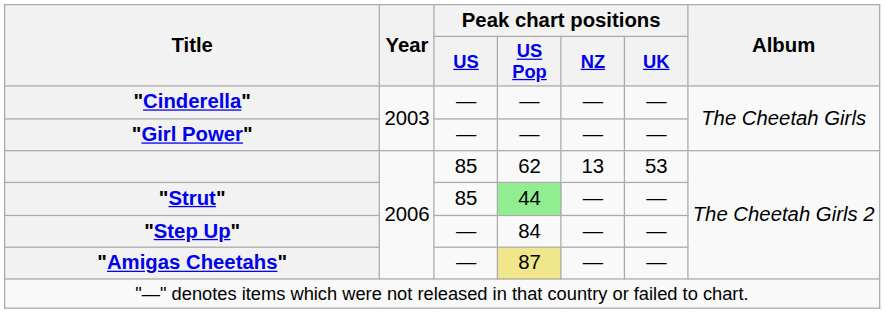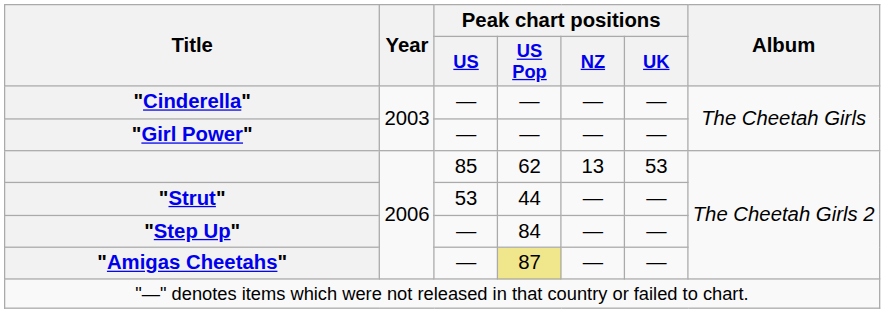(466, 198) 85 -> (466, 198) 53
(529, 198) lightgreen background -> (529, 198) no background
